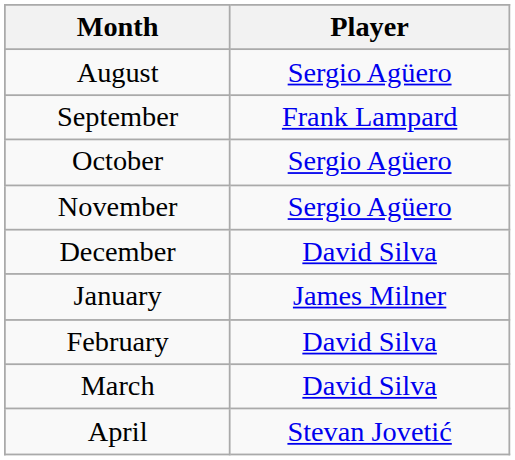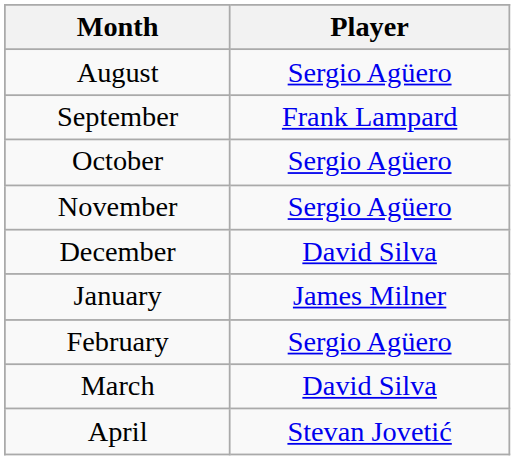(370, 341) David Silva -> (370, 341) Sergio Agüero
